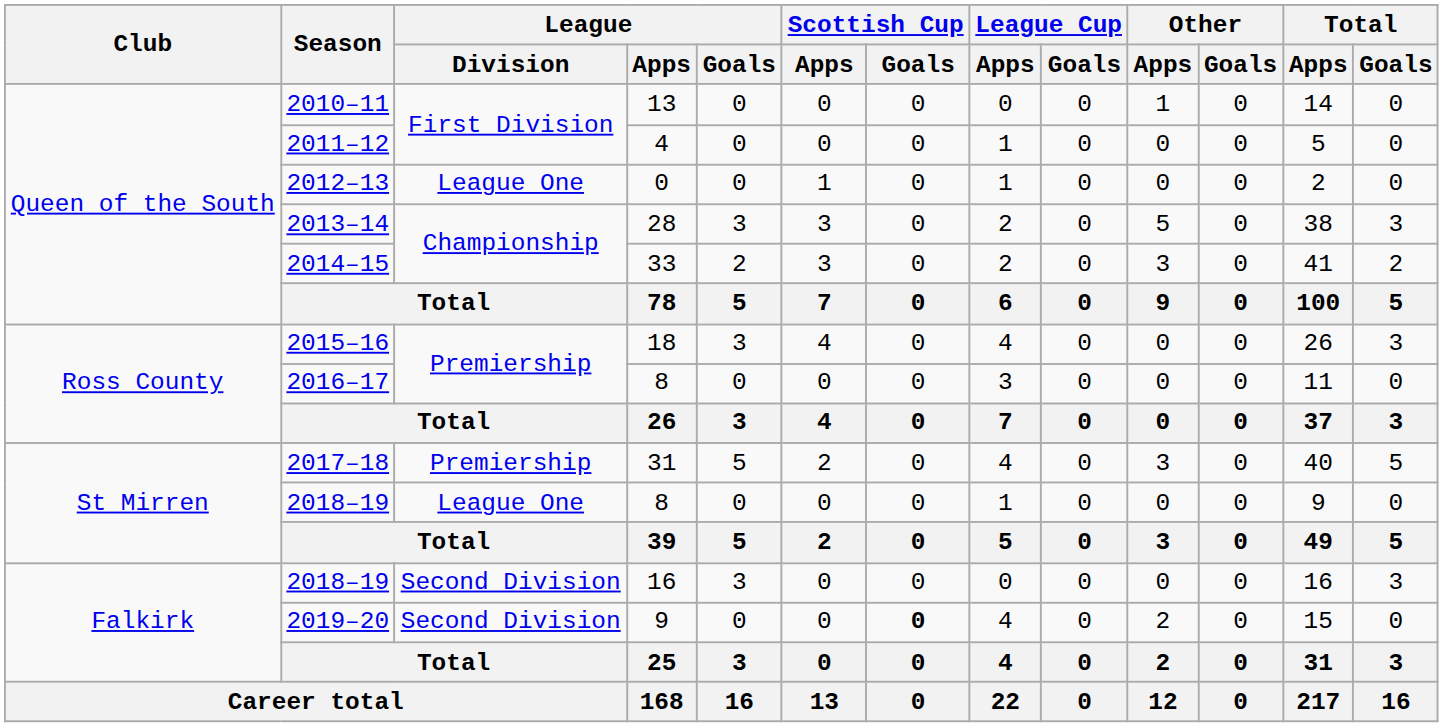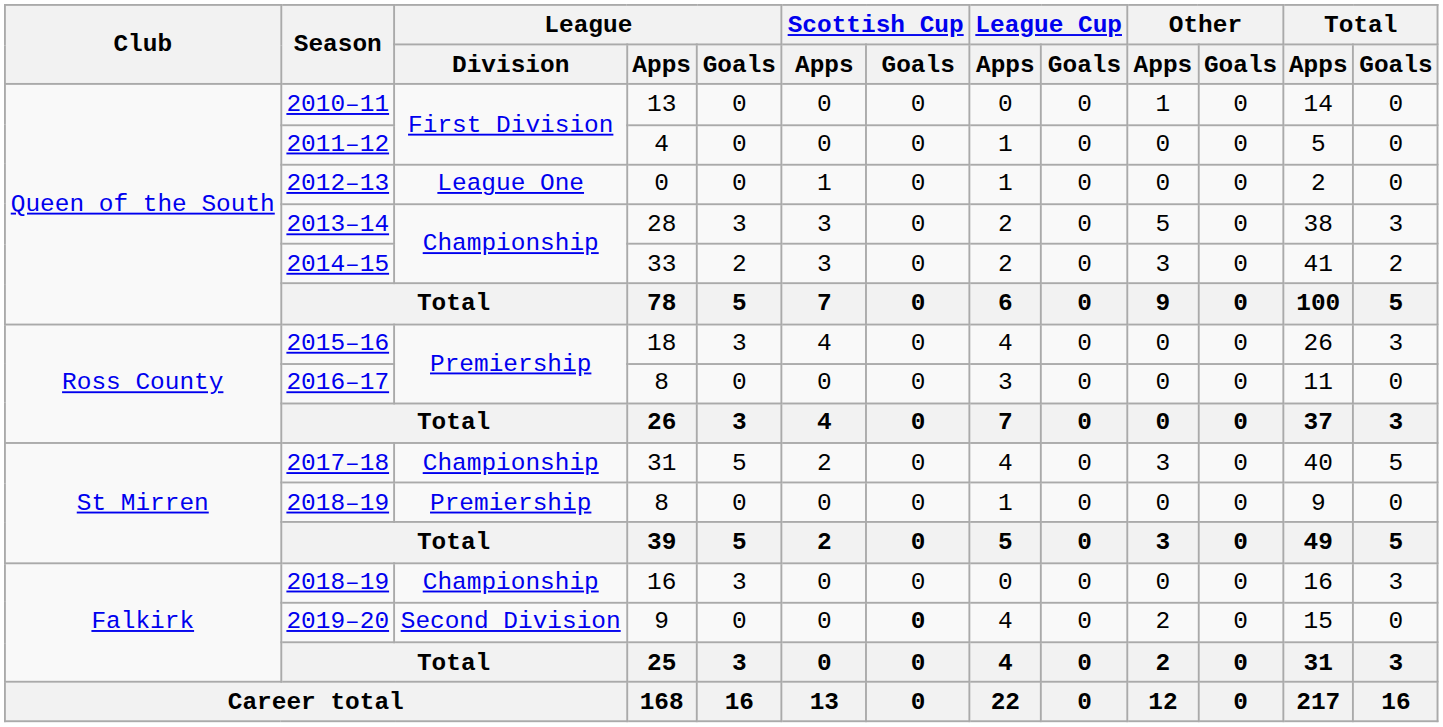(511, 463) Premiership -> (511, 463) Championship
(511, 503) League One -> (511, 503) Premiership
(511, 583) Second Division -> (511, 583) Championship
